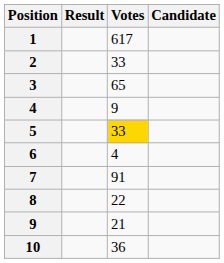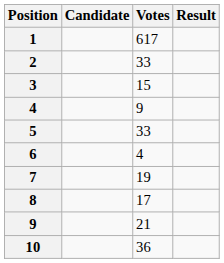columns swapped: (184, 16) <-> (85, 16)
(118, 85) 65 -> (143, 85) 15
(118, 131) gold background -> (143, 131) no background
(118, 177) 91 -> (143, 177) 19
(118, 200) 22 -> (143, 200) 17
